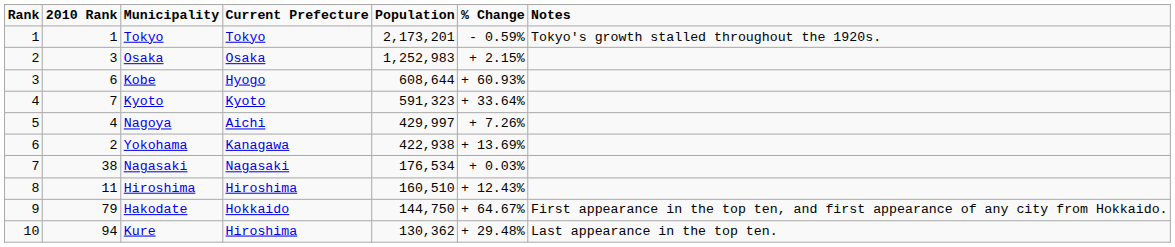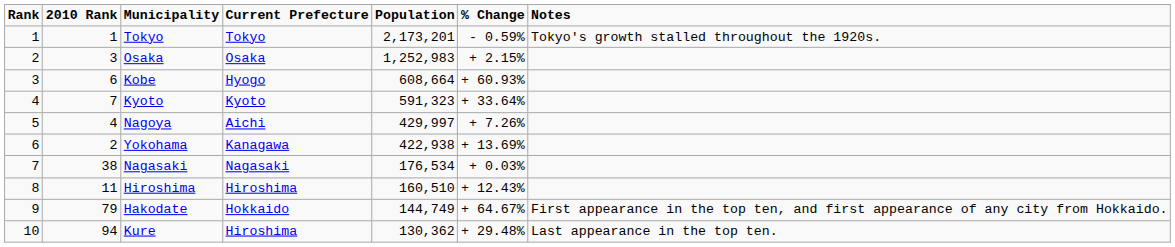(427, 80) 608,644 -> (427, 80) 608,664
(427, 210) 144,750 -> (427, 210) 144,749
